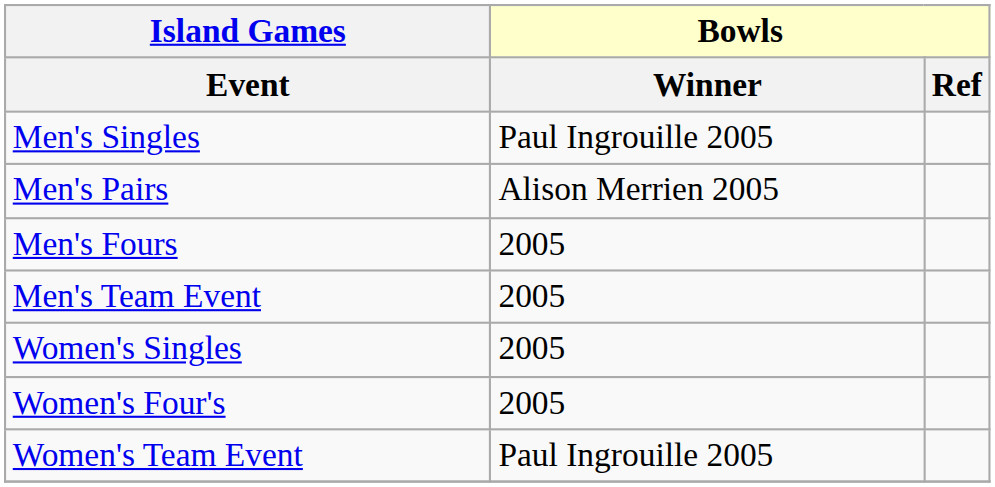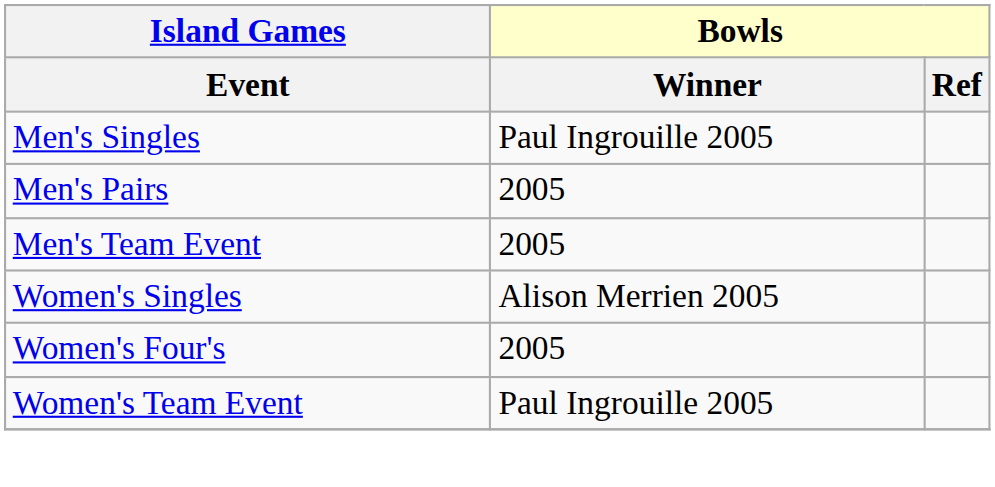(639, 190) Alison Merrien 2005 -> (532, 190) 2005
- row: (95, 243)
(532, 349) 2005 -> (639, 296) Alison Merrien 2005
